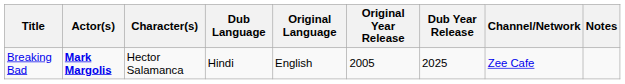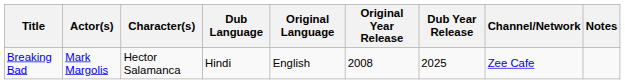(88, 63) bold -> (87, 63) normal
(362, 63) 2005 -> (360, 63) 2008
